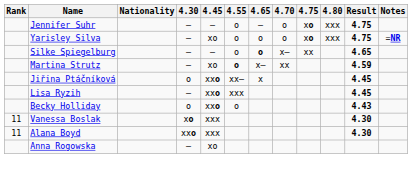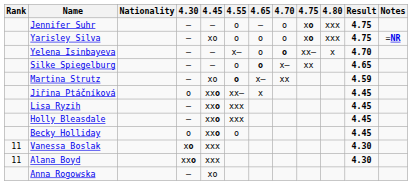+ row: (73, 52)
+ row: (68, 120)
(362, 106) 4.43 -> (362, 133) 4.45
